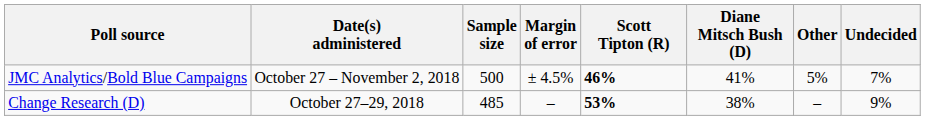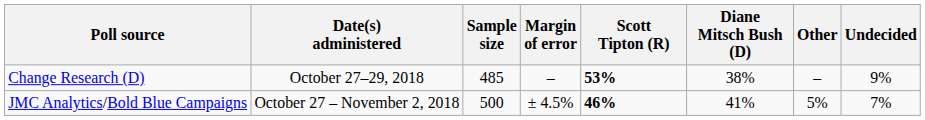rows swapped: (128, 77) <-> (76, 102)
